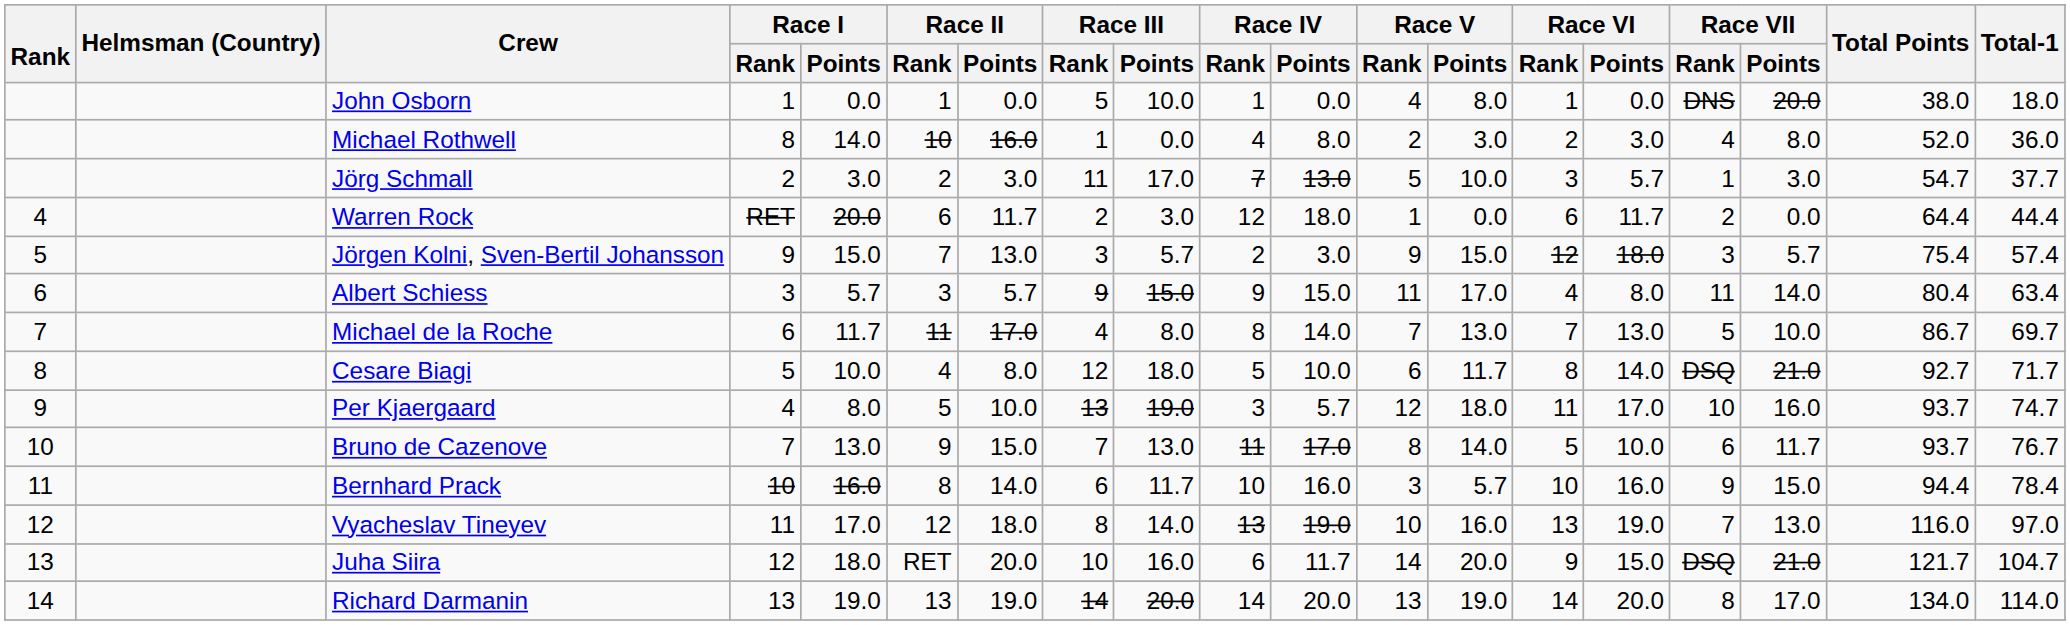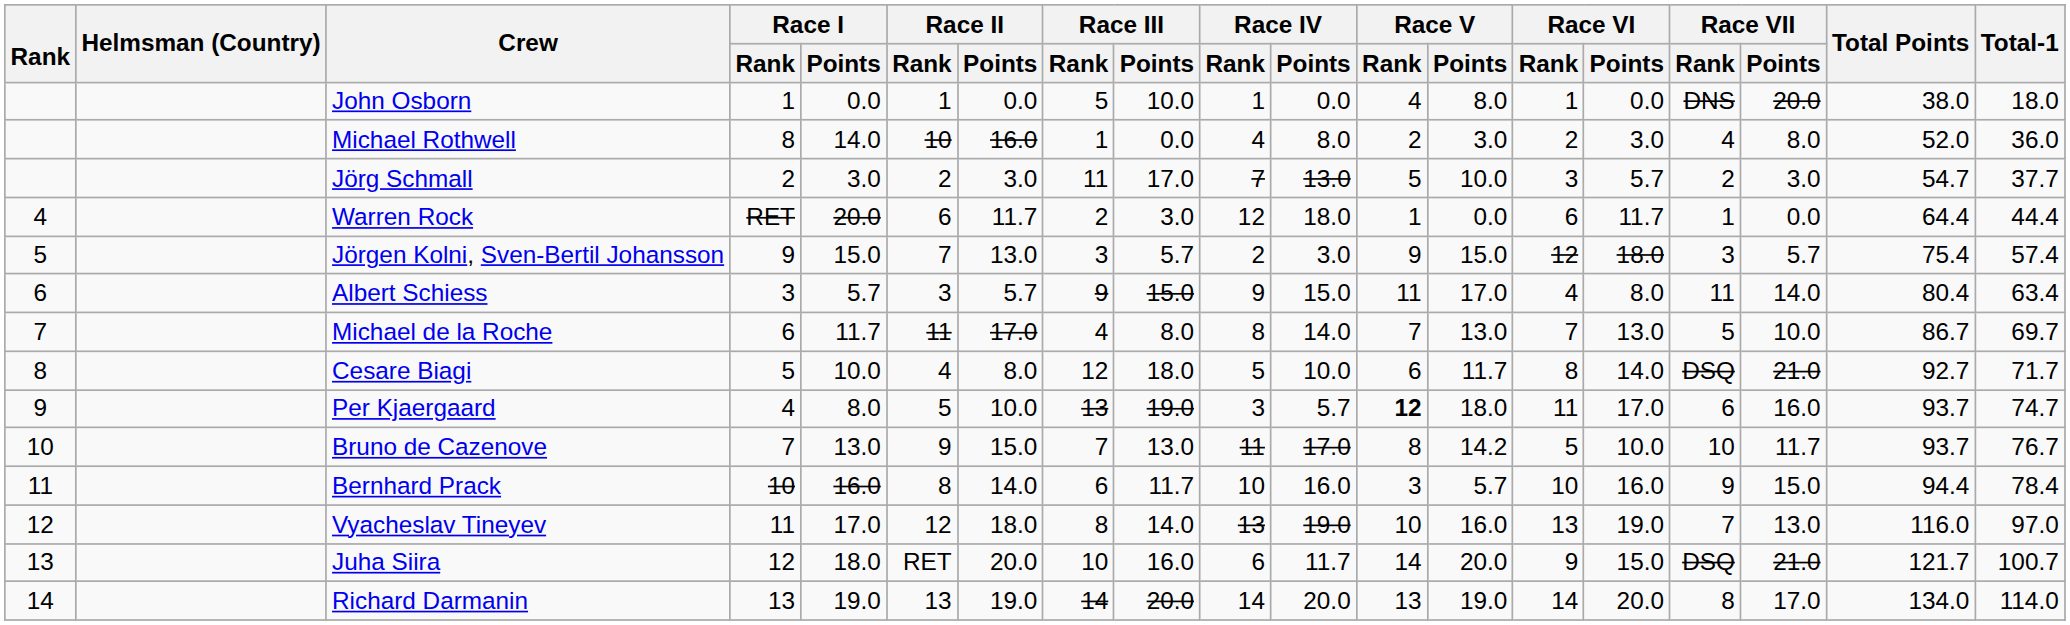(1728, 178) 1 -> (1728, 178) 2
(1728, 217) 2 -> (1728, 217) 1
(1408, 409) normal -> (1408, 409) bold
(1721, 409) 10 -> (1728, 409) 6
(1484, 447) 14.0 -> (1484, 447) 14.2
(1728, 447) 6 -> (1721, 447) 10
(2028, 563) 104.7 -> (2028, 563) 100.7
